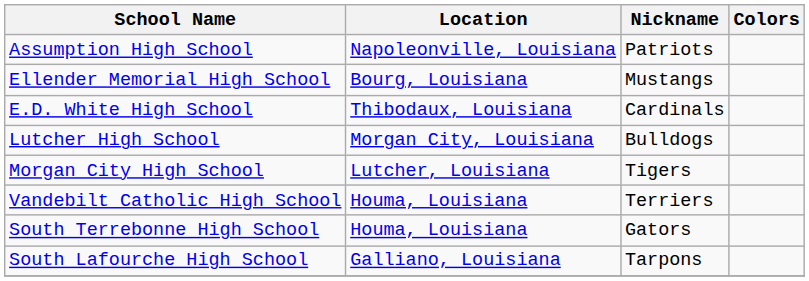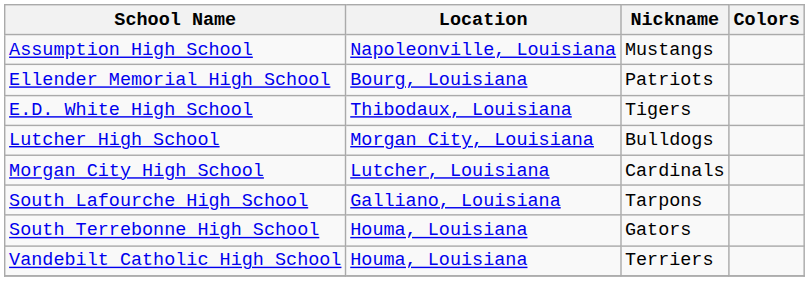(669, 50) Patriots -> (669, 50) Mustangs
(669, 80) Mustangs -> (669, 80) Patriots
(675, 110) Cardinals -> (658, 110) Tigers
(658, 170) Tigers -> (675, 170) Cardinals
rows swapped: (159, 260) <-> (175, 200)
